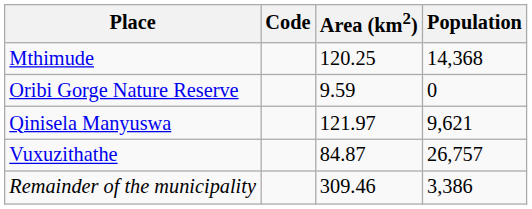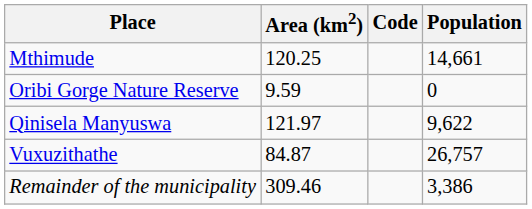columns swapped: (288, 23) <-> (369, 23)
(455, 58) 14,368 -> (455, 58) 14,661
(450, 122) 9,621 -> (450, 122) 9,622
